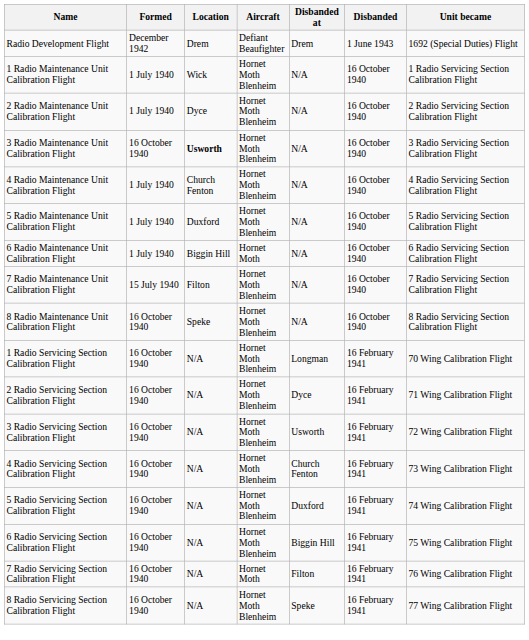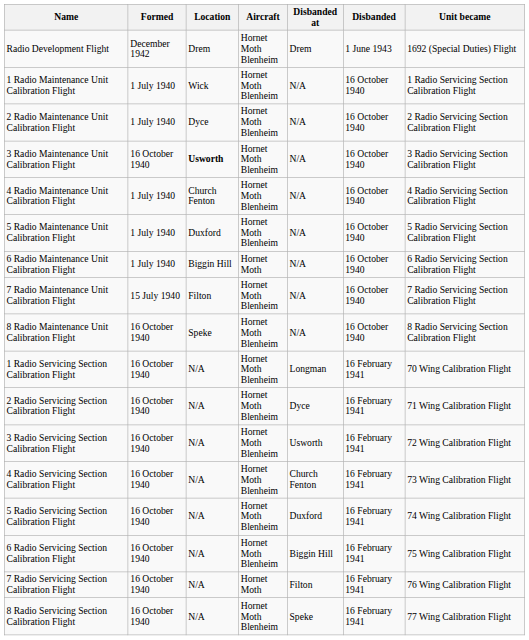(262, 43) Defiant Beaufighter -> (259, 48) Hornet Moth Blenheim
